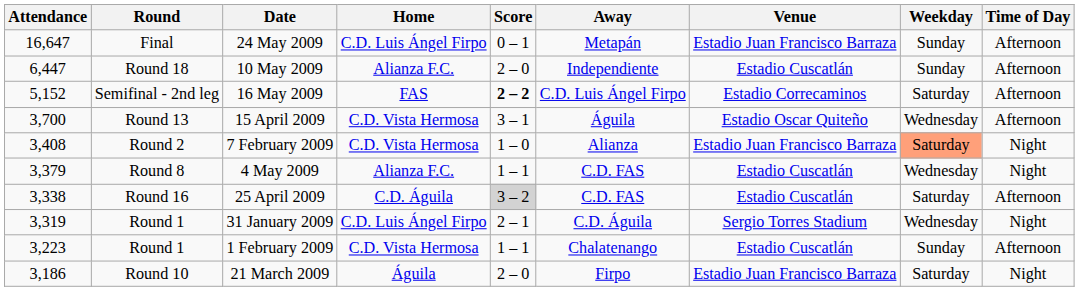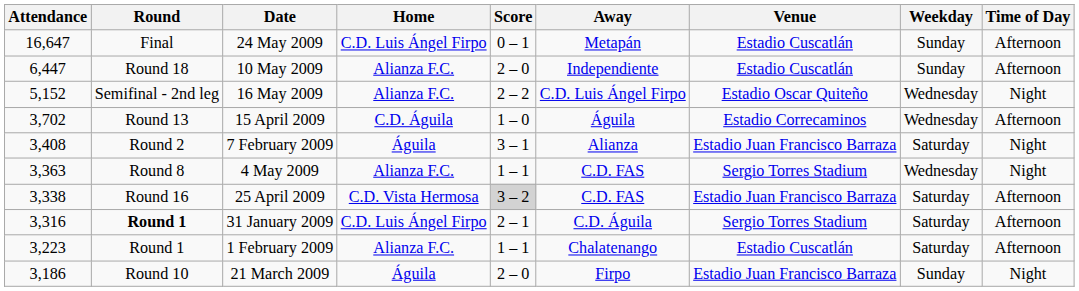(795, 42) Estadio Juan Francisco Barraza -> (795, 42) Estadio Cuscatlán
(414, 94) FAS -> (414, 94) Alianza F.C.
(513, 94) bold -> (513, 94) normal
(795, 94) Estadio Correcaminos -> (795, 94) Estadio Oscar Quiteño
(941, 94) Saturday -> (941, 94) Wednesday
(1028, 94) Afternoon -> (1028, 94) Night
(48, 119) 3,700 -> (48, 119) 3,702
(414, 119) C.D. Vista Hermosa -> (414, 119) C.D. Águila
(513, 119) 3 – 1 -> (513, 119) 1 – 0
(795, 119) Estadio Oscar Quiteño -> (795, 119) Estadio Correcaminos
(414, 145) C.D. Vista Hermosa -> (414, 145) Águila
(513, 145) 1 – 0 -> (513, 145) 3 – 1
(941, 145) lightsalmon background -> (941, 145) no background
(48, 171) 3,379 -> (48, 171) 3,363
(795, 171) Estadio Cuscatlán -> (795, 171) Sergio Torres Stadium
(414, 196) C.D. Águila -> (414, 196) C.D. Vista Hermosa
(795, 196) Estadio Cuscatlán -> (795, 196) Estadio Juan Francisco Barraza
(48, 222) 3,319 -> (48, 222) 3,316
(157, 222) normal -> (157, 222) bold
(941, 222) Wednesday -> (941, 222) Saturday
(1028, 222) Night -> (1028, 222) Afternoon
(414, 247) C.D. Vista Hermosa -> (414, 247) Alianza F.C.
(941, 247) Sunday -> (941, 247) Saturday
(941, 273) Saturday -> (941, 273) Sunday
